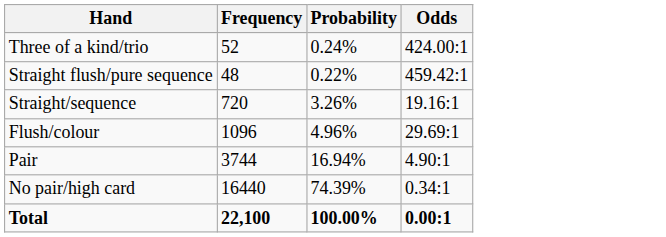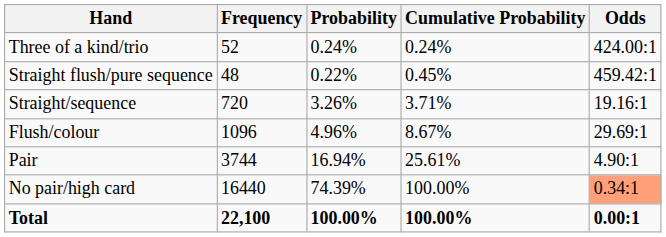+ column: (495, 18)
(428, 189) no background -> (616, 189) lightsalmon background
